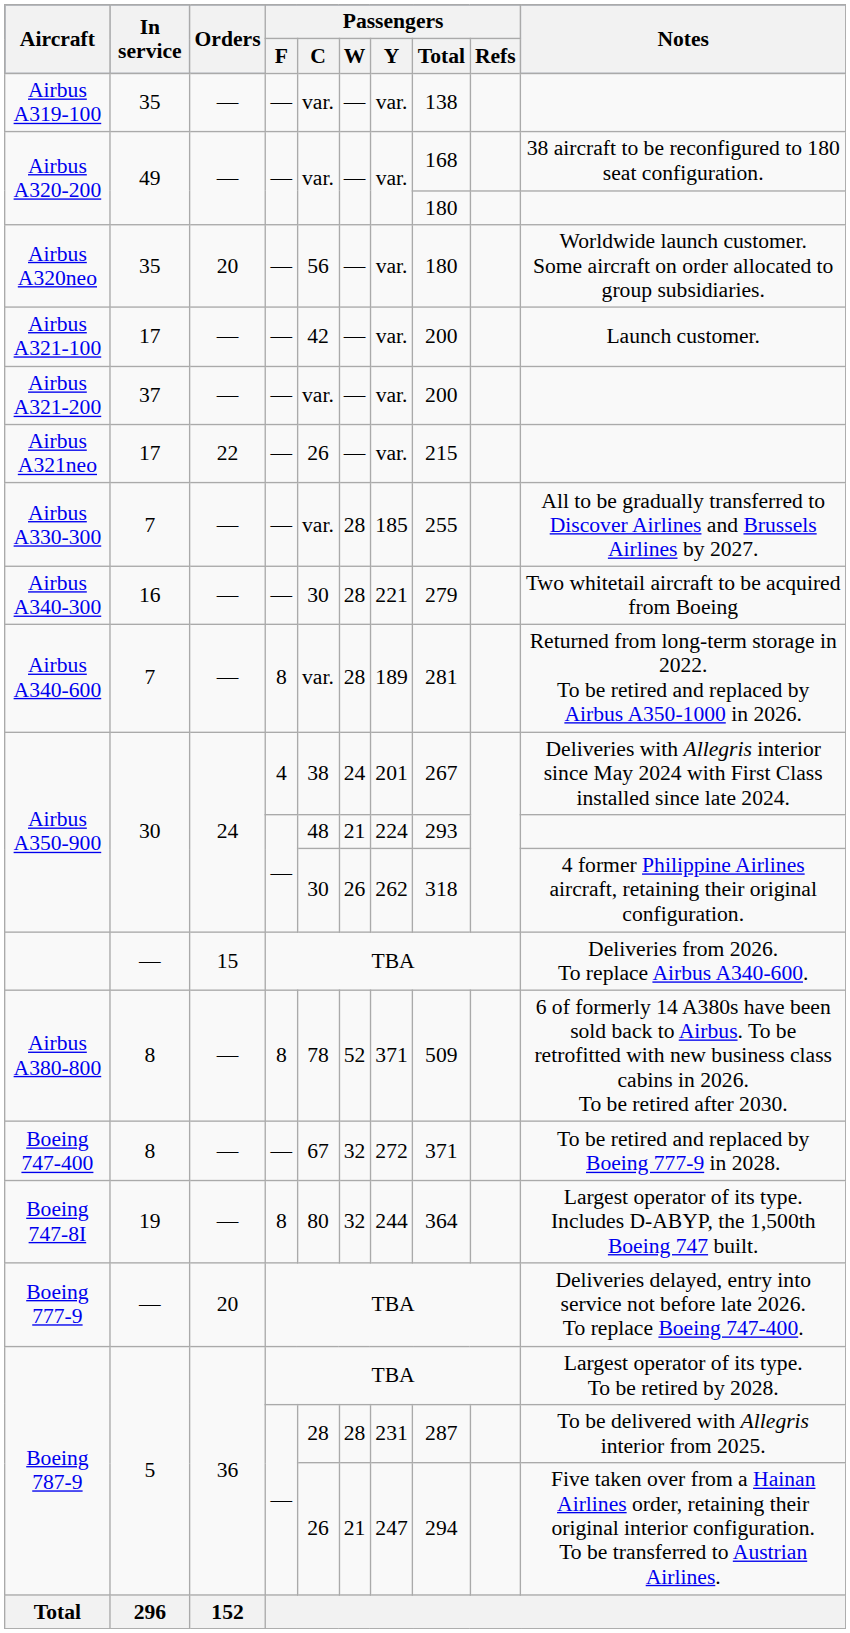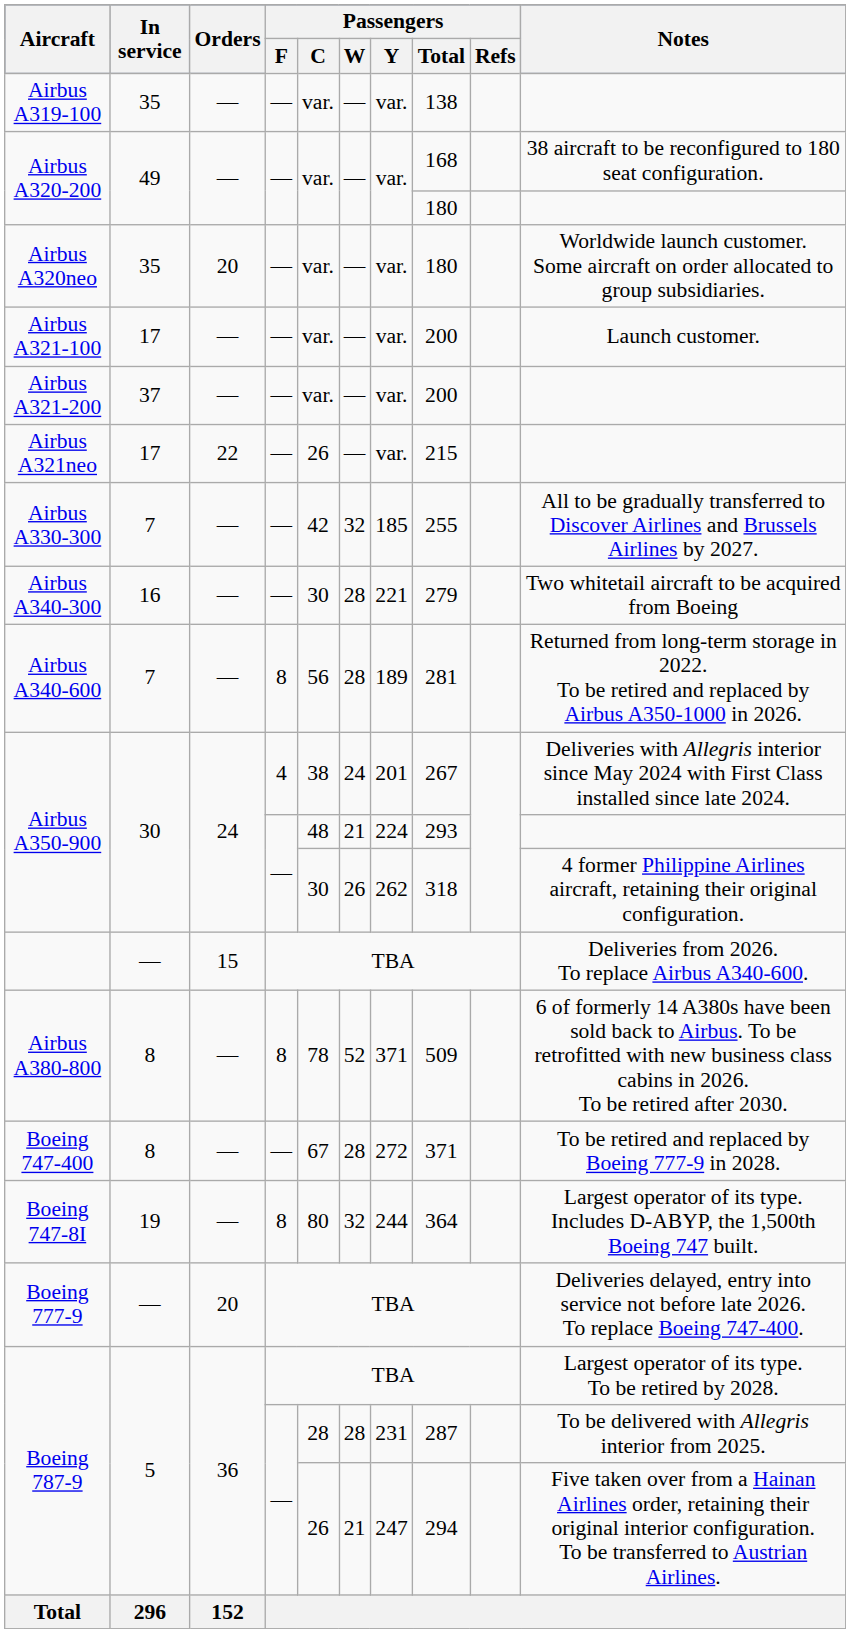(318, 265) 56 -> (318, 265) var.
(318, 336) 42 -> (318, 336) var.
(318, 524) var. -> (318, 524) 42
(355, 524) 28 -> (355, 524) 32
(318, 677) var. -> (318, 677) 56
(355, 1150) 32 -> (355, 1150) 28
